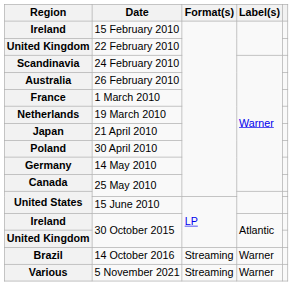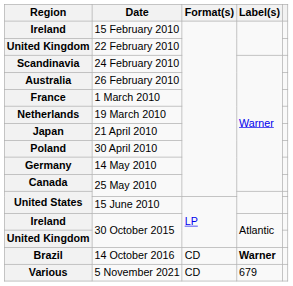(209, 255) Streaming -> (192, 255) CD
(256, 255) normal -> (257, 255) bold
(209, 272) Streaming -> (192, 272) CD
(256, 272) Warner -> (248, 272) 679
